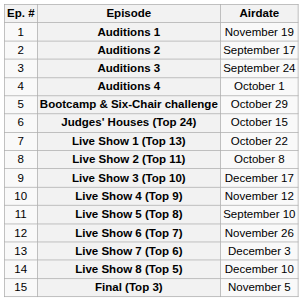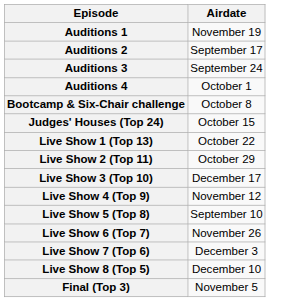- column: (21, 13)
(259, 104) October 29 -> (226, 104) October 8
(259, 159) October 8 -> (226, 159) October 29
